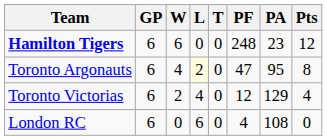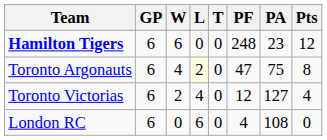(276, 69) 95 -> (276, 69) 75
(276, 95) 129 -> (276, 95) 127
